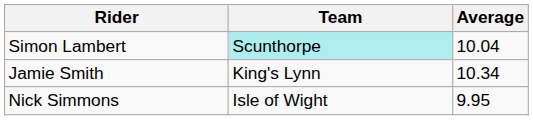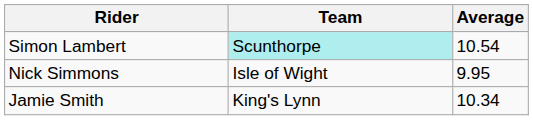(478, 45) 10.04 -> (478, 45) 10.54
rows swapped: (56, 73) <-> (64, 100)
